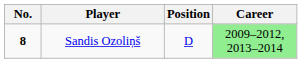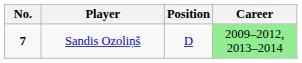(23, 41) 8 -> (23, 41) 7
